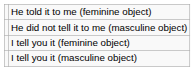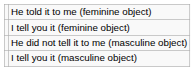rows swapped: (99, 27) <-> (70, 43)
